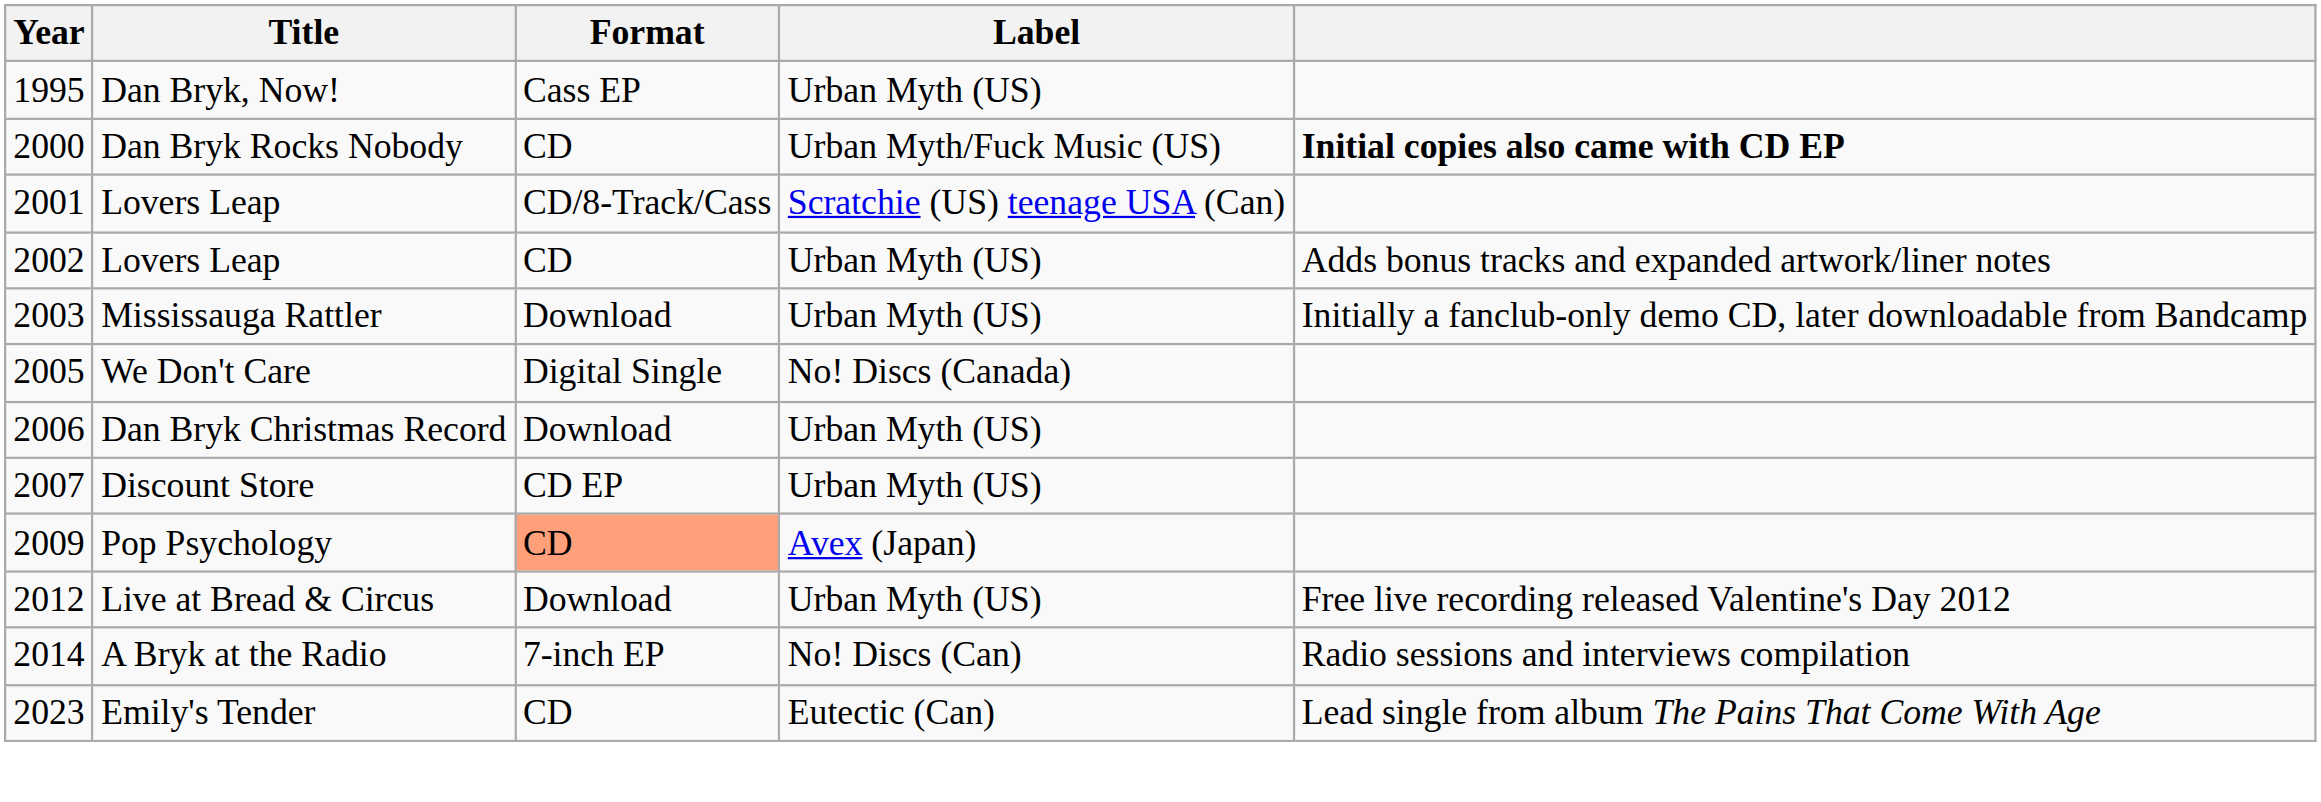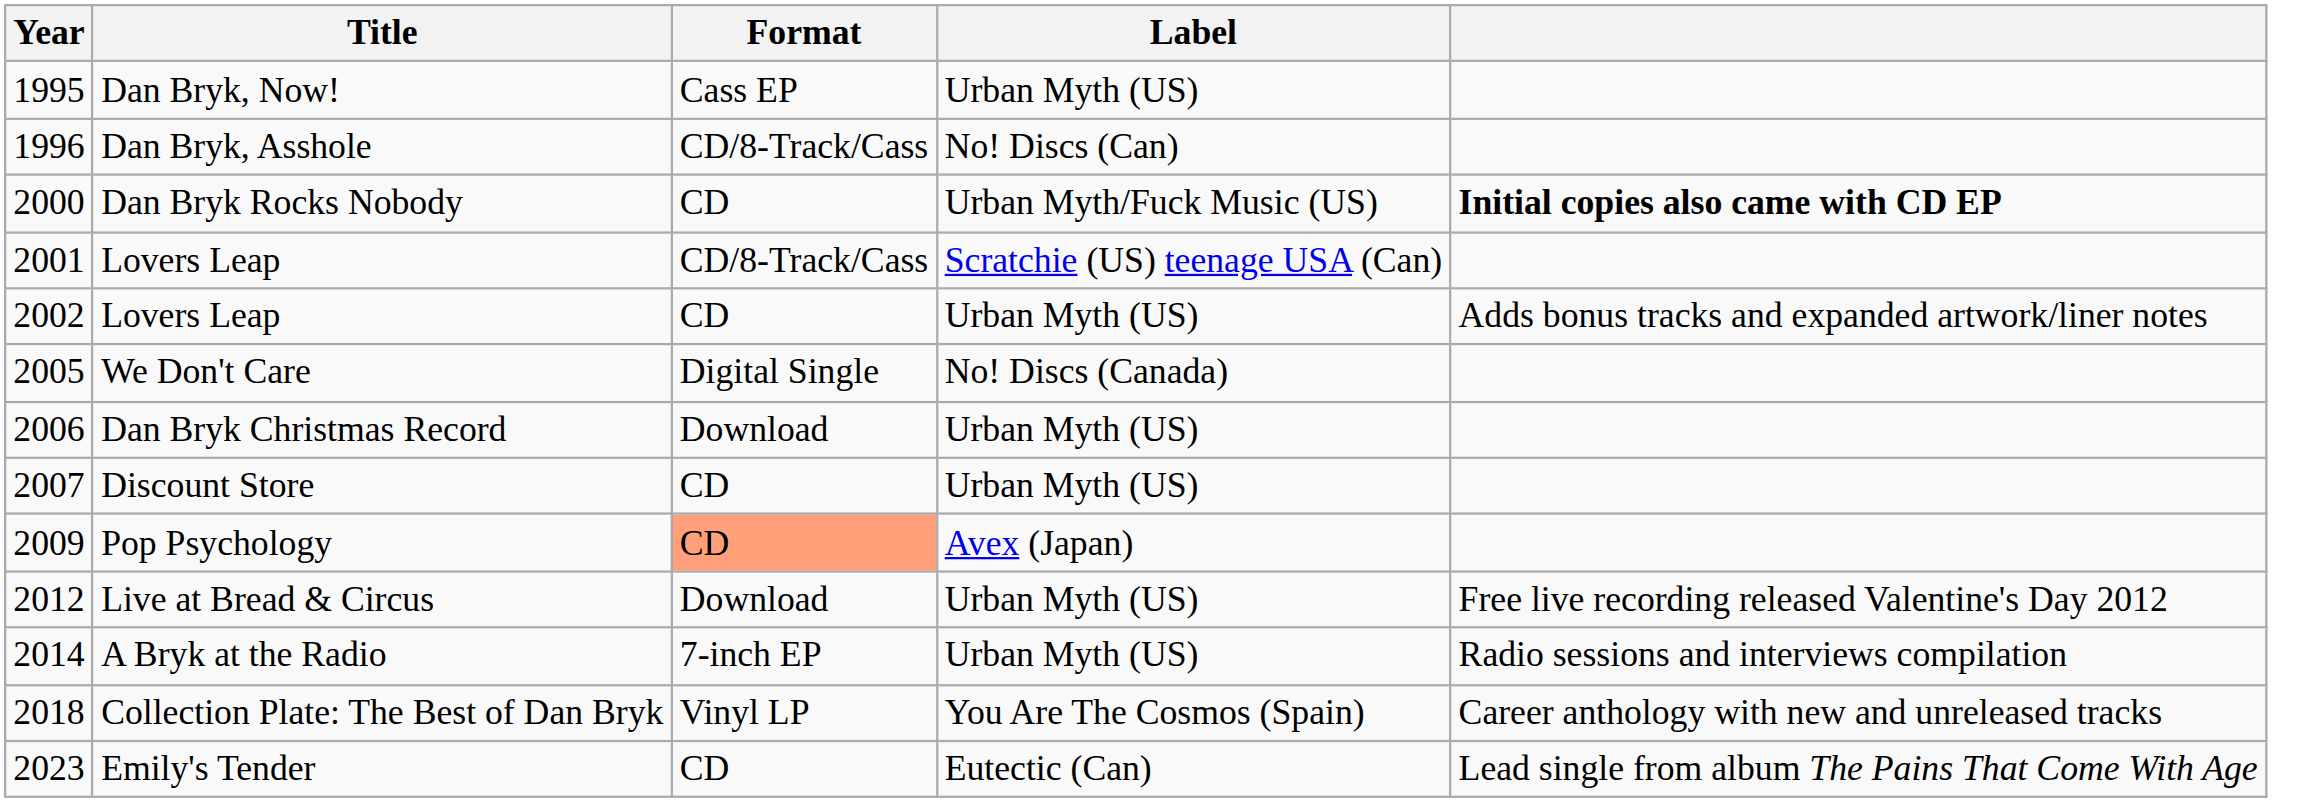+ row: (49, 145)
- row: (49, 315)
(573, 485) CD EP -> (705, 485) CD
(905, 655) No! Discs (Can) -> (1072, 655) Urban Myth (US)
+ row: (49, 711)
